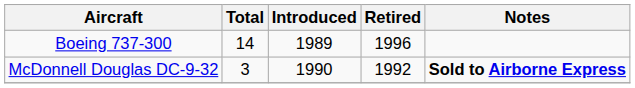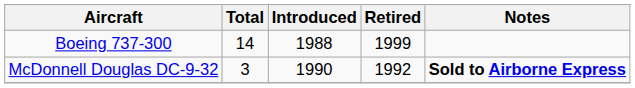(314, 43) 1989 -> (314, 43) 1988
(393, 43) 1996 -> (393, 43) 1999
